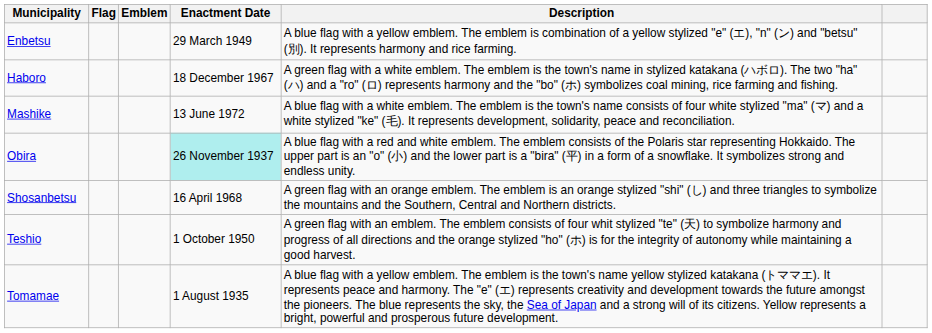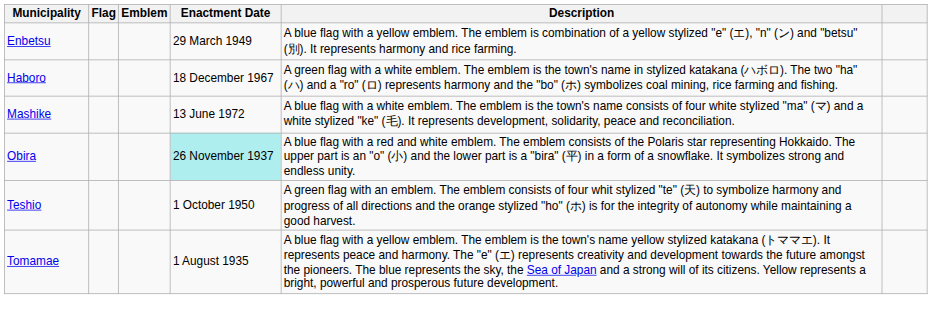- row: (42, 197)
